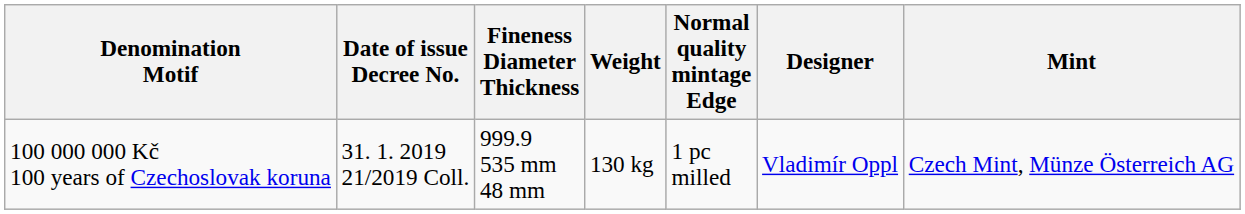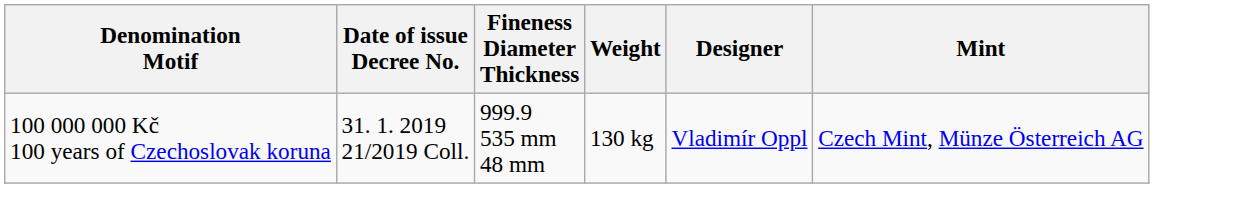- column: (711, 62)
